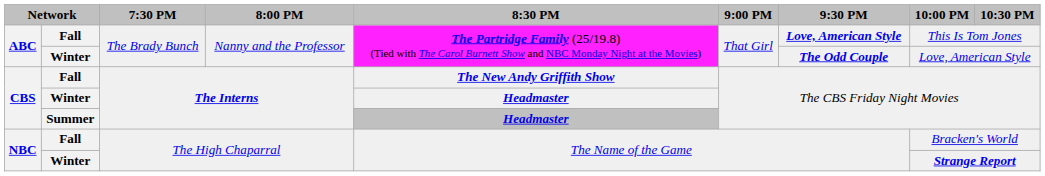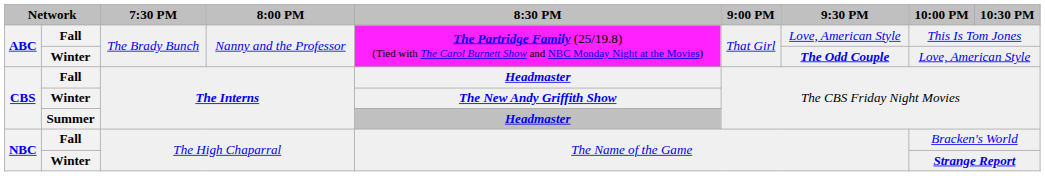(844, 35) bold -> (845, 35) normal
(536, 77) The New Andy Griffith Show -> (538, 77) Headmaster
(536, 98) Headmaster -> (538, 98) The New Andy Griffith Show
